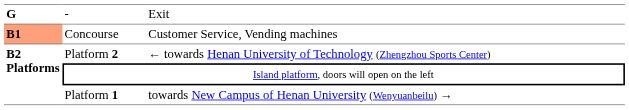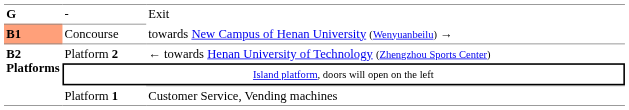(243, 34) Customer Service, Vending machines -> (300, 33) towards New Campus of Henan University (Wenyuanbeilu) →
(300, 94) towards New Campus of Henan University (Wenyuanbeilu) → -> (243, 95) Customer Service, Vending machines
